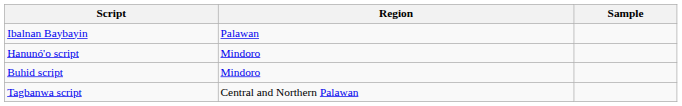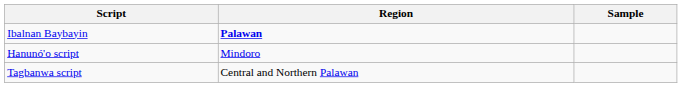(240, 33) normal -> (241, 33) bold
- row: (35, 72)
